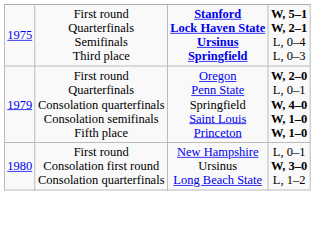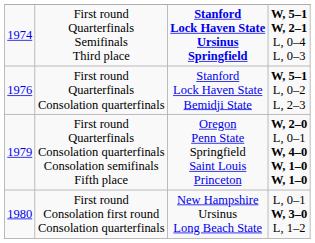(20, 35) 1975 -> (20, 35) 1974
+ row: (101, 90)
